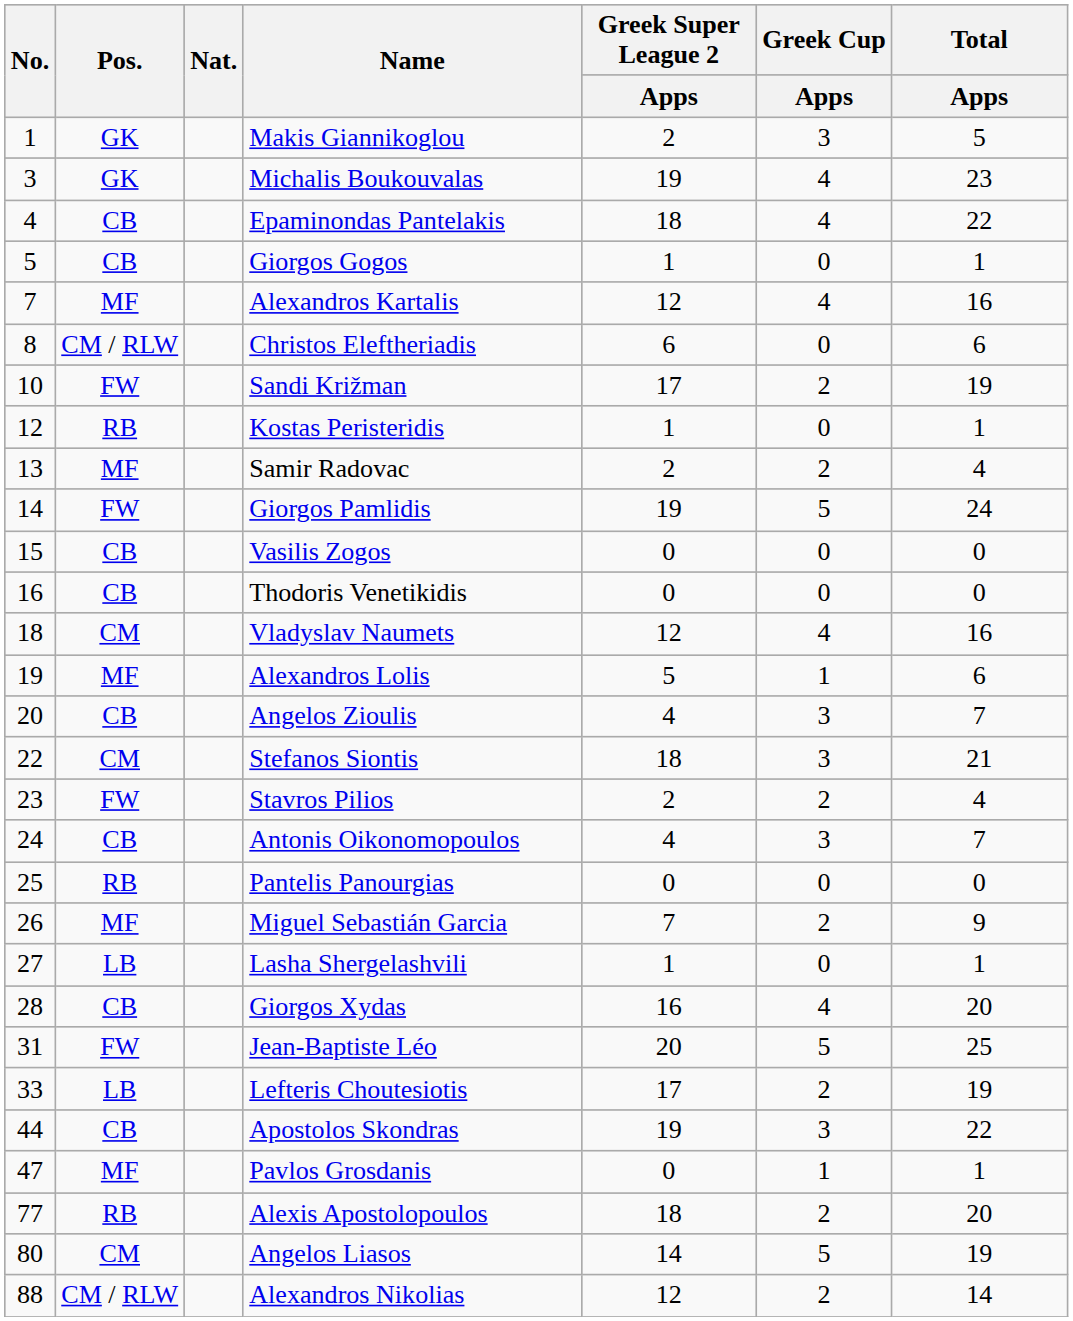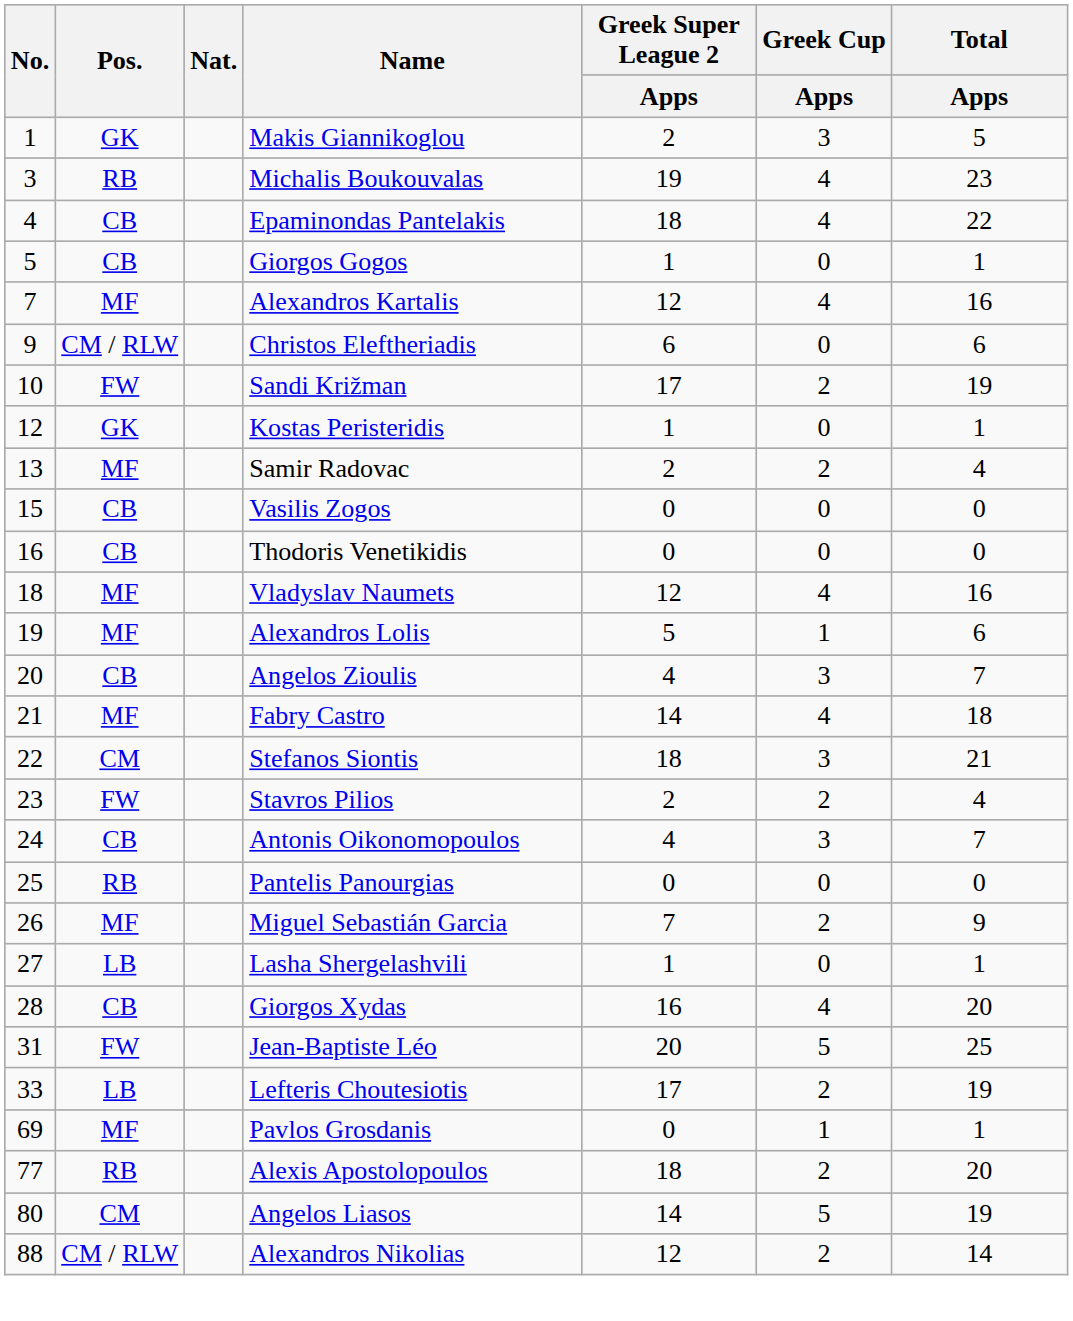(120, 178) GK -> (120, 178) RB
(30, 344) 8 -> (30, 344) 9
(120, 426) RB -> (120, 426) GK
- row: (340, 509)
(120, 633) CM -> (120, 592) MF
+ row: (317, 716)
- row: (354, 1129)
(30, 1171) 47 -> (30, 1129) 69
